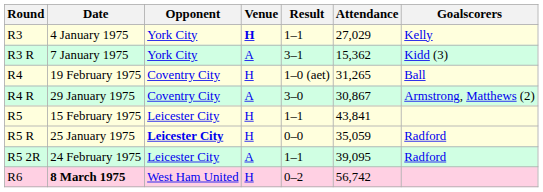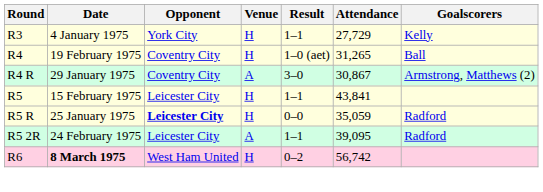(249, 34) bold -> (249, 34) normal
(353, 34) 27,029 -> (353, 34) 27,729
- row: (21, 55)
